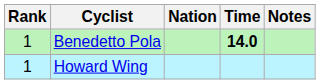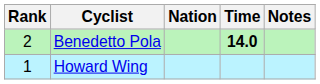(27, 41) 1 -> (27, 41) 2
